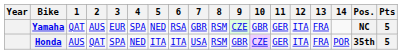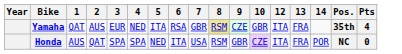- column: (280, 12)
(138, 26) SPA -> (138, 26) NED
(158, 26) NED -> (158, 26) ITA
(219, 26) no background -> (219, 26) khaki background
(364, 26) NC -> (344, 26) 35th
(387, 26) 5 -> (367, 26) 4
(138, 41) NED -> (138, 41) SPA
(158, 41) ITA -> (158, 41) NED
(364, 41) 35th -> (344, 41) NC
(387, 41) 5 -> (367, 41) 0
